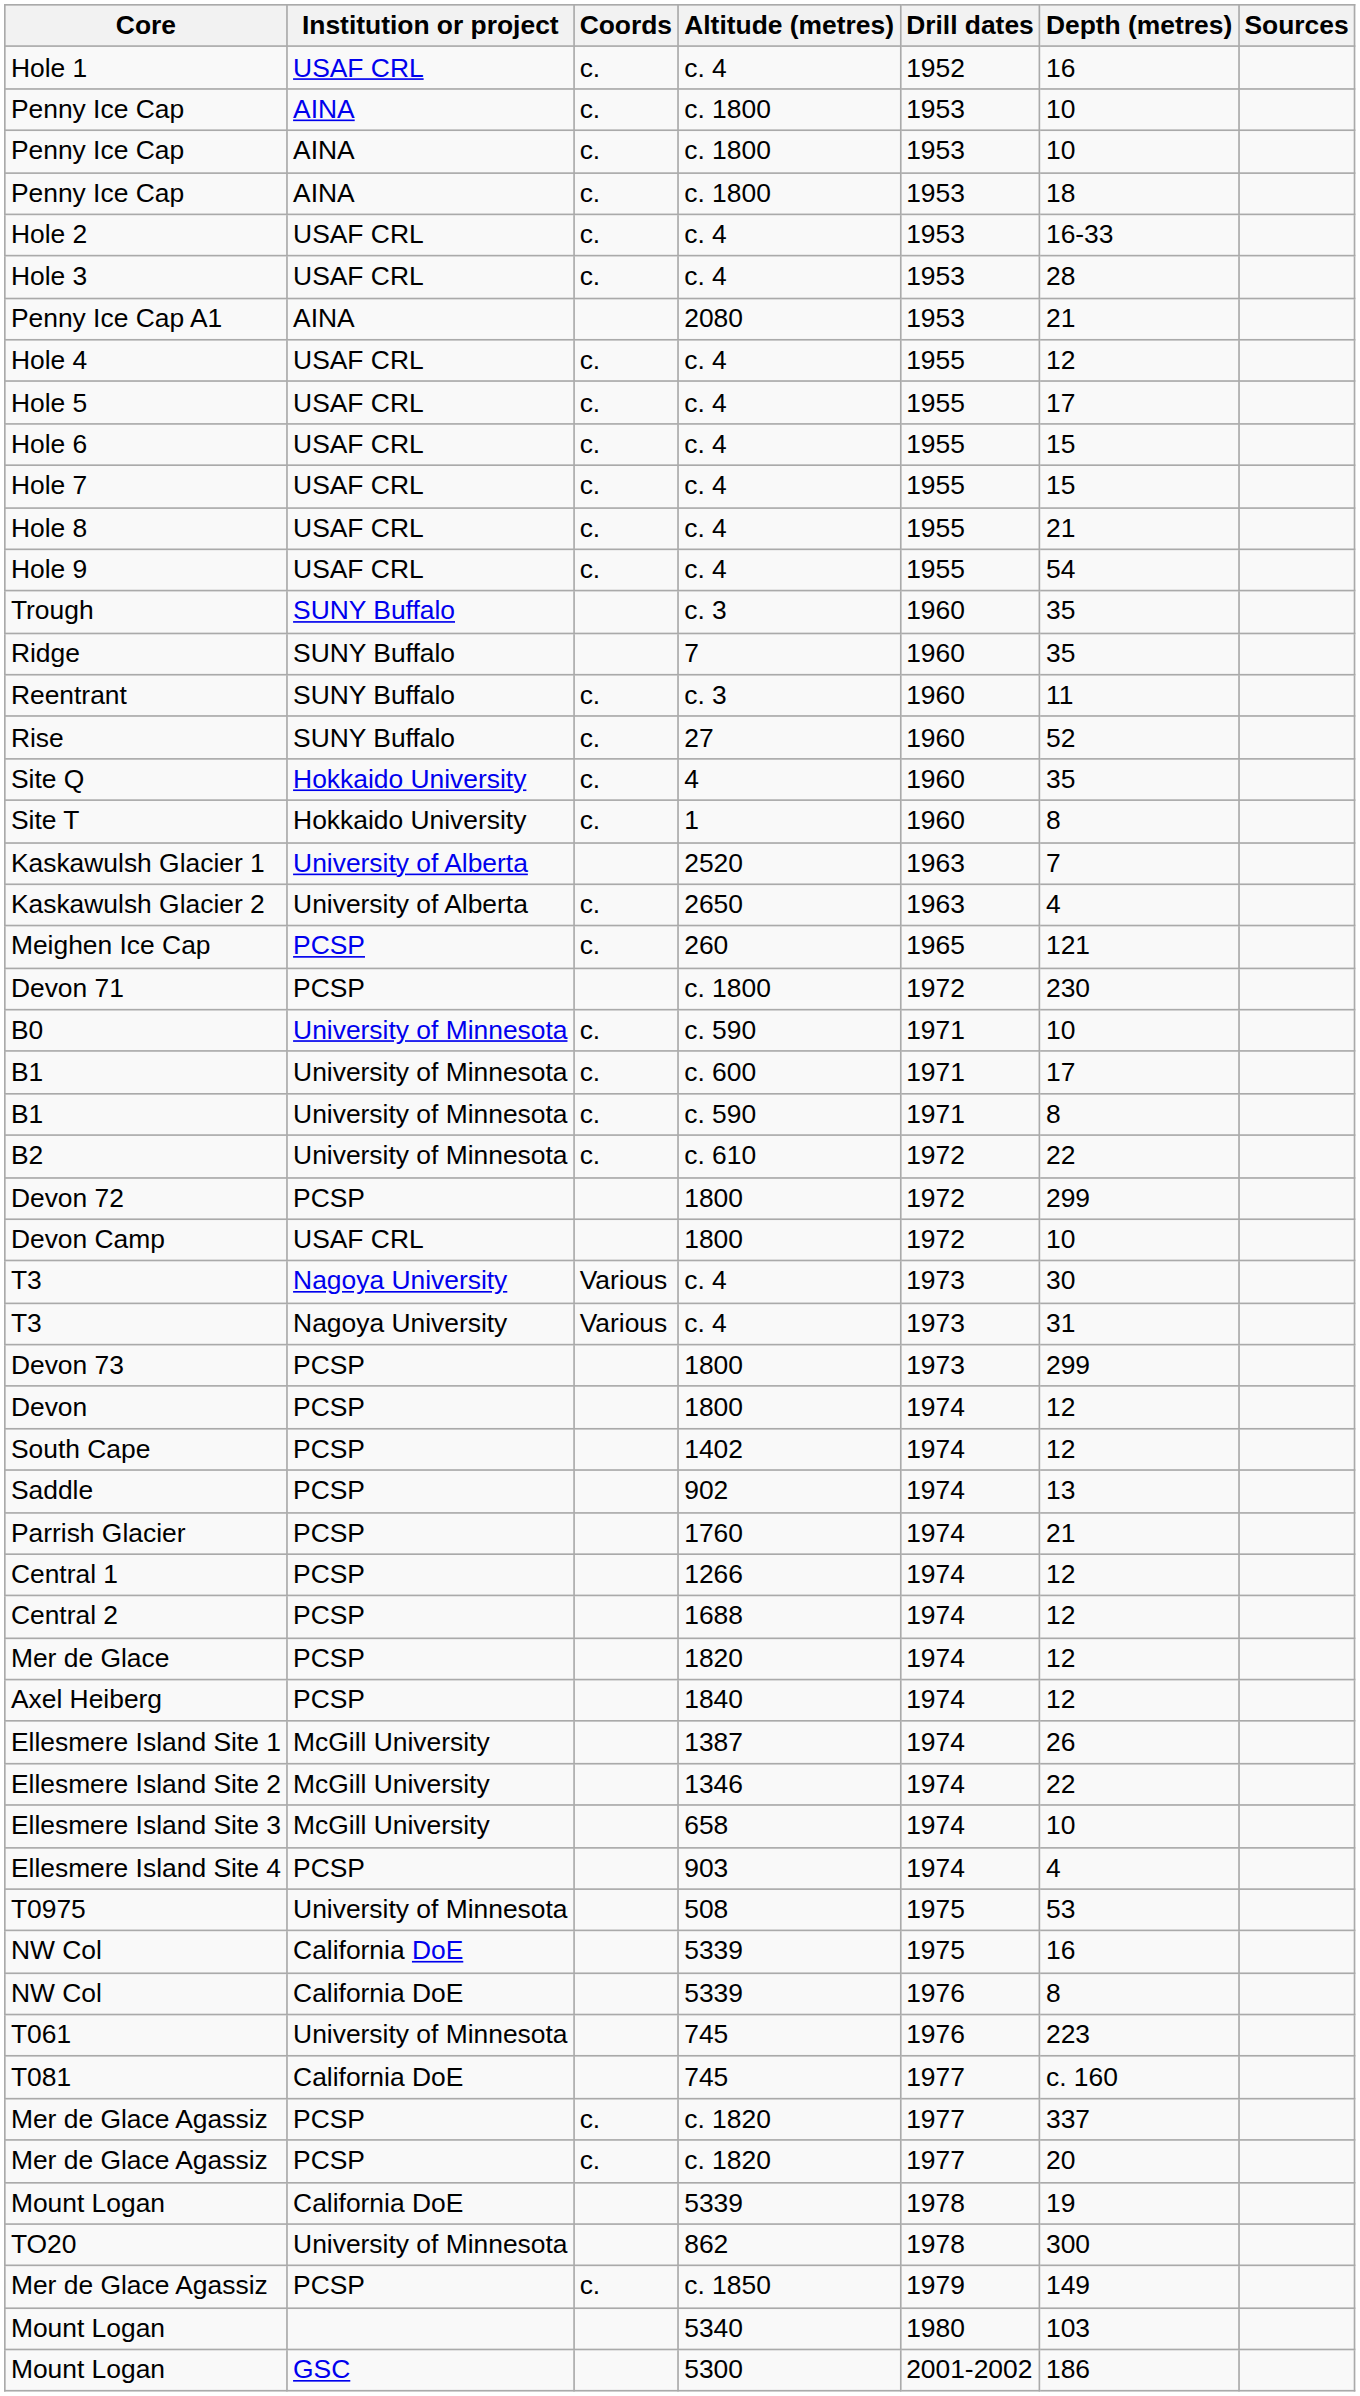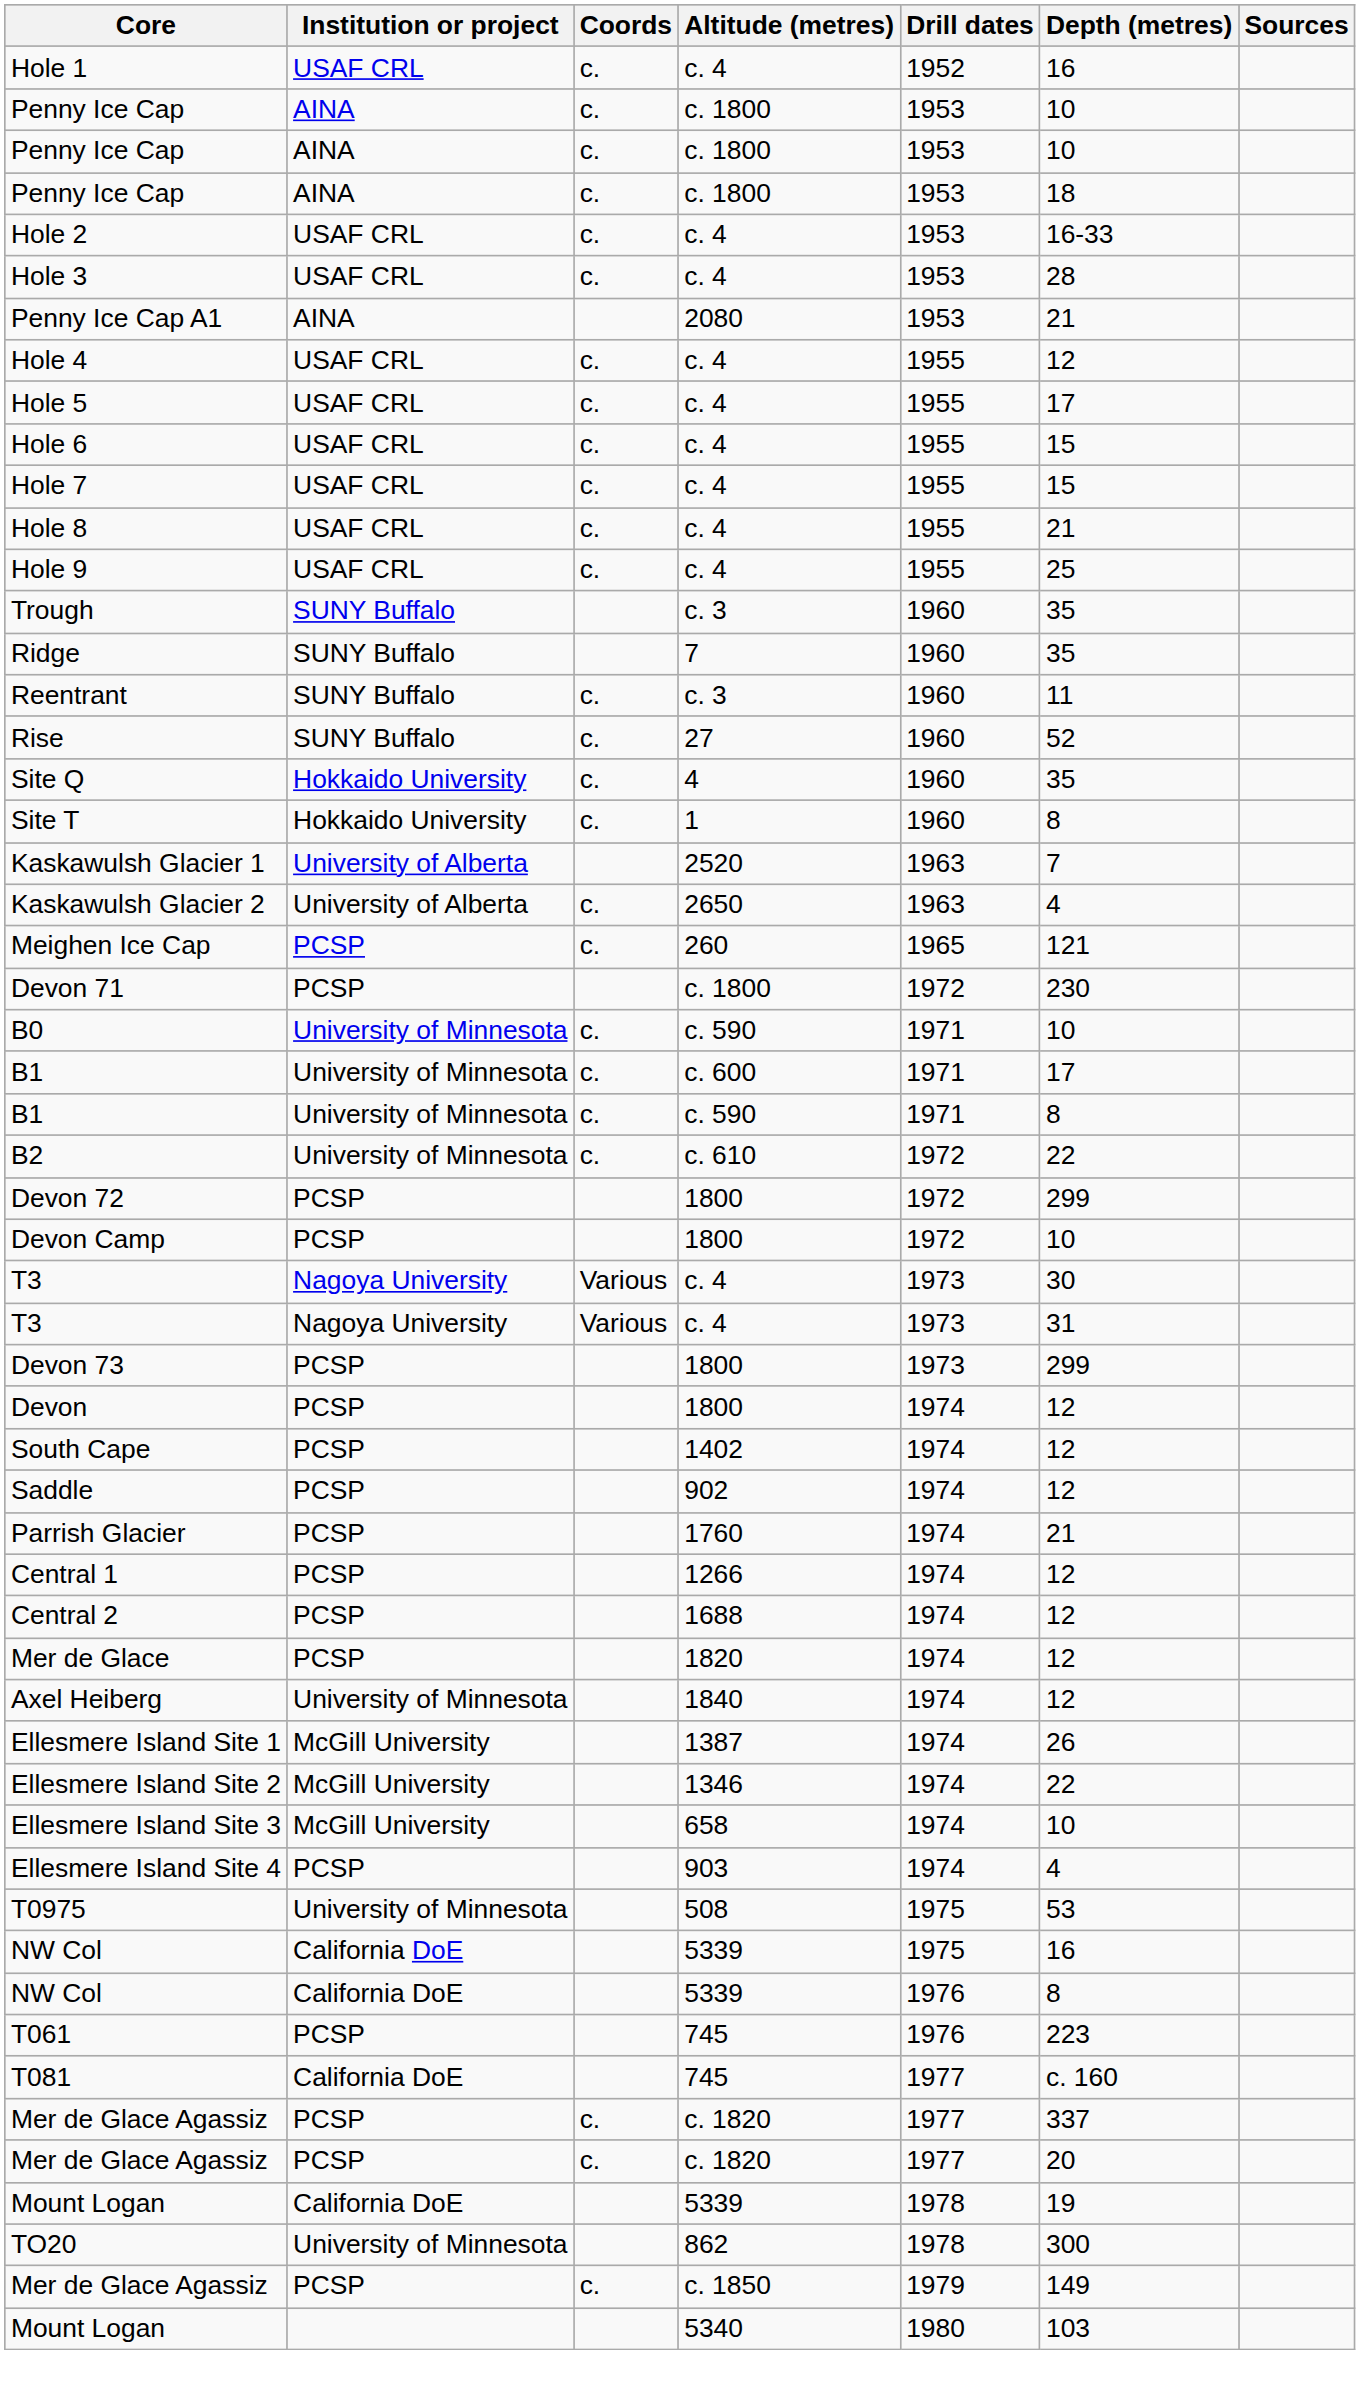(1061, 569) 54 -> (1061, 569) 25
(358, 1239) USAF CRL -> (329, 1239) PCSP
(1061, 1490) 13 -> (1061, 1490) 12
(329, 1700) PCSP -> (430, 1700) University of Minnesota
(430, 2035) University of Minnesota -> (329, 2035) PCSP
- row: (88, 2370)
